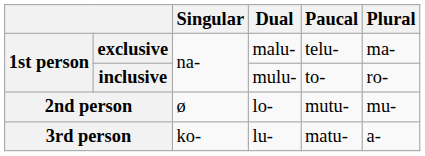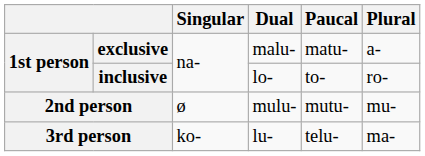(322, 48) telu- -> (326, 48) matu-
(381, 48) ma- -> (374, 48) a-
(275, 77) mulu- -> (263, 77) lo-
(263, 106) lo- -> (275, 106) mulu-
(326, 135) matu- -> (322, 135) telu-
(374, 135) a- -> (381, 135) ma-
